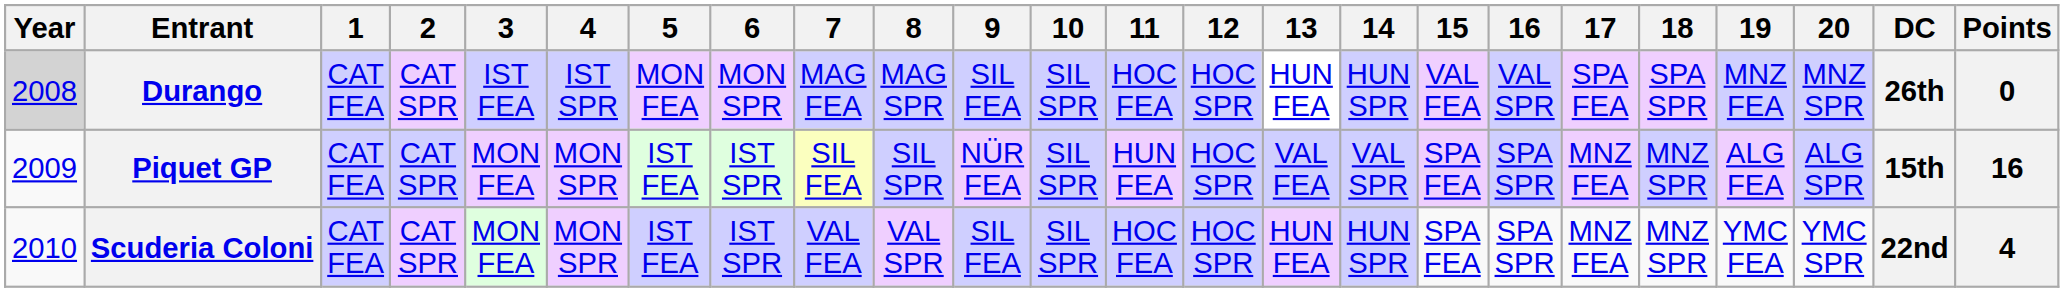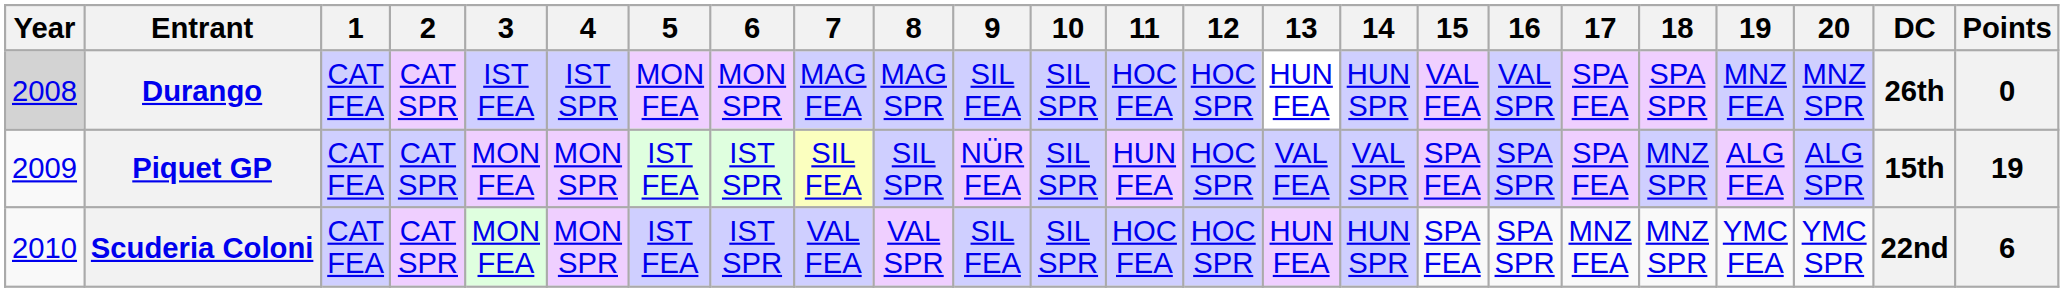(1600, 168) MNZ FEA -> (1600, 168) SPA FEA
(2007, 168) 16 -> (2007, 168) 19
(2007, 247) 4 -> (2007, 247) 6
